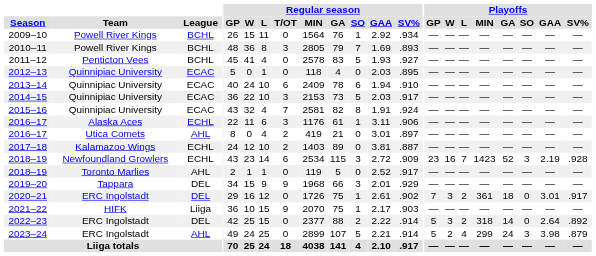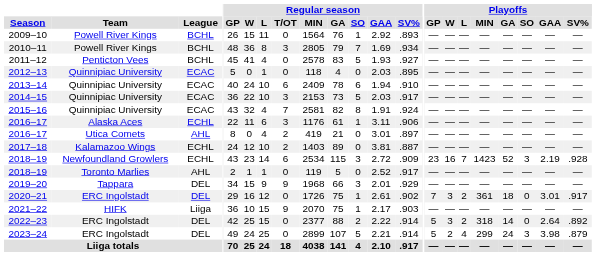(409, 35) .934 -> (409, 35) .893
(409, 47) .893 -> (409, 47) .934
(201, 233) AHL -> (201, 233) DEL
